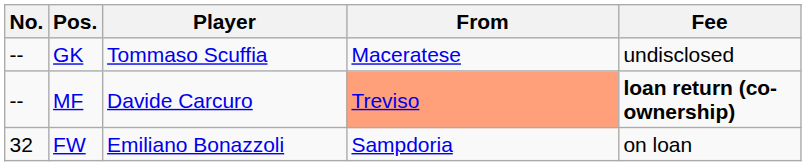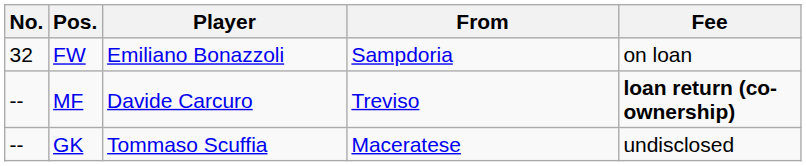rows swapped: (69, 145) <-> (68, 55)
(385, 100) lightsalmon background -> (385, 100) no background
